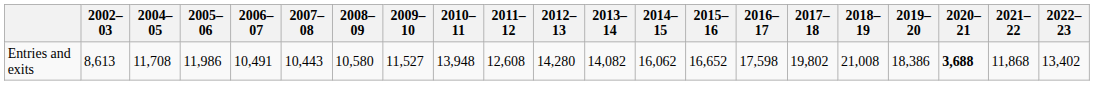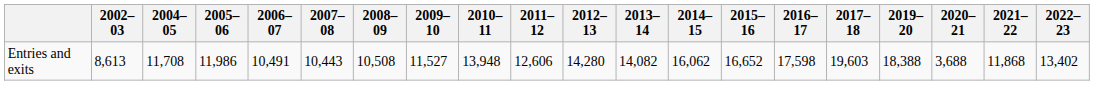- column: (863, 23)
(354, 61) 10,580 -> (376, 61) 10,508
(506, 61) 12,608 -> (533, 61) 12,606
(809, 61) 19,802 -> (849, 61) 19,603
(911, 61) 18,386 -> (902, 61) 18,388
(958, 61) bold -> (951, 61) normal
